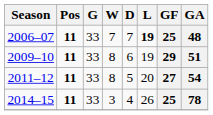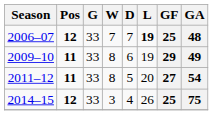(70, 36) 11 -> (70, 36) 12
(195, 57) 51 -> (195, 57) 49
(70, 99) 11 -> (70, 99) 12
(195, 99) 78 -> (195, 99) 75
